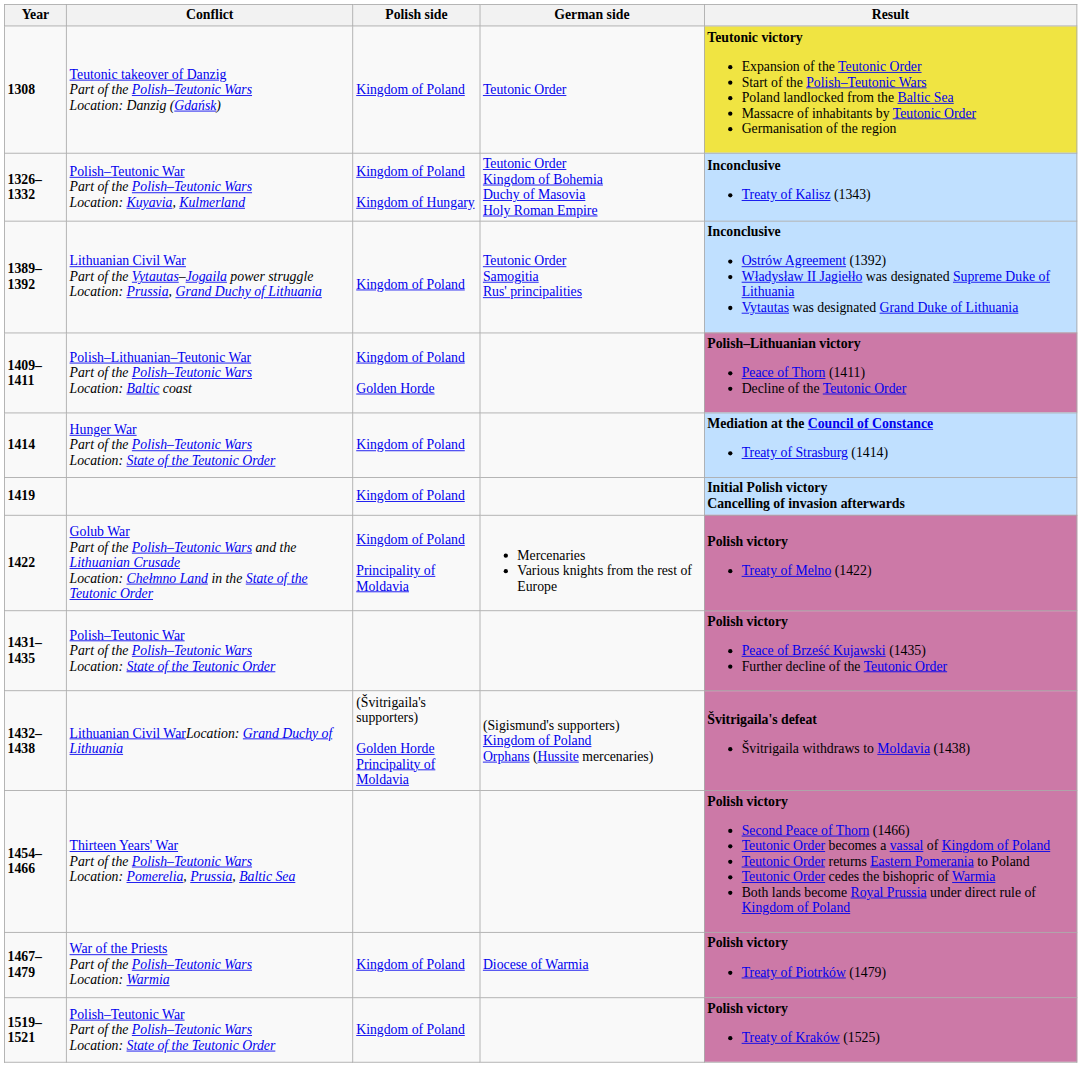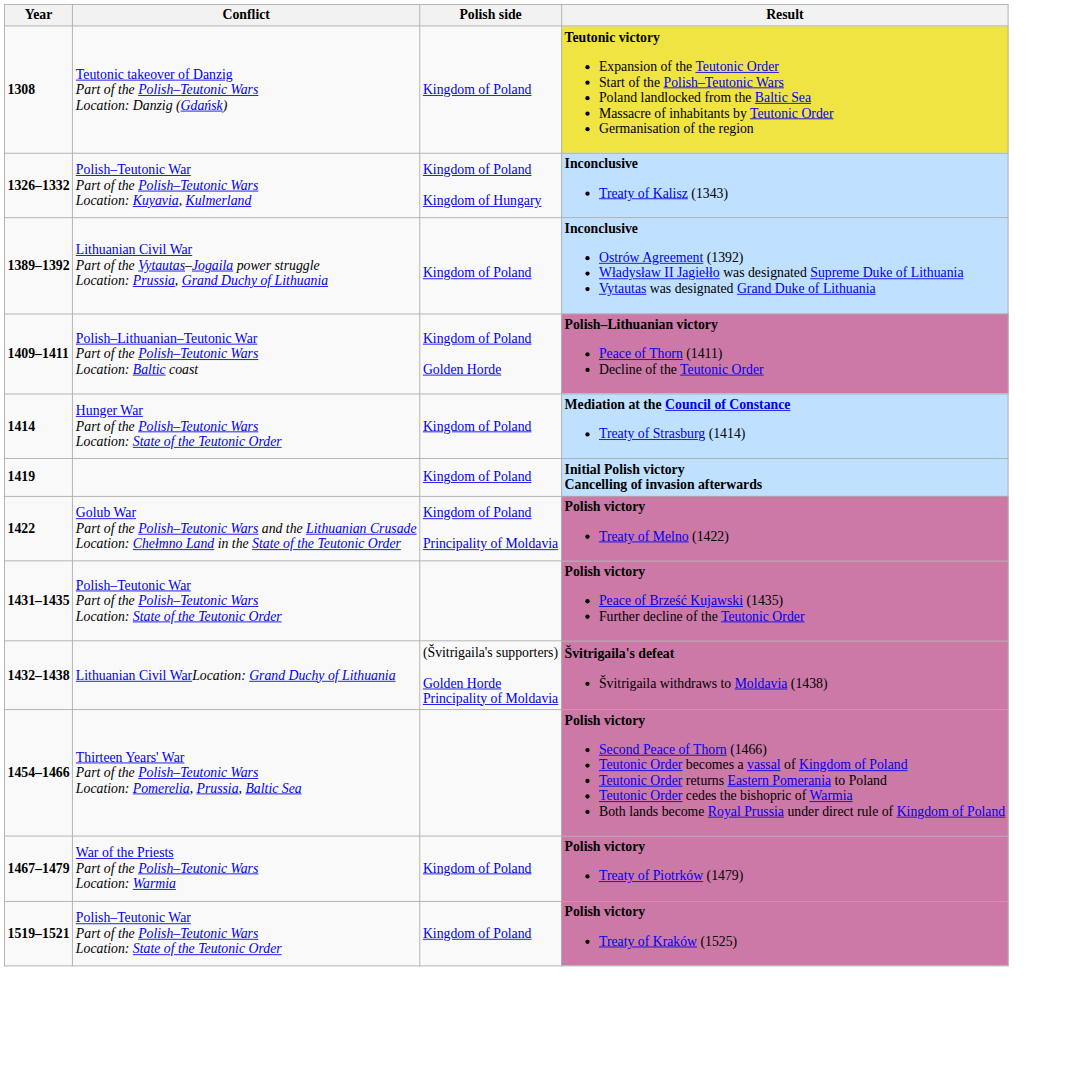- column: (592, 15)
